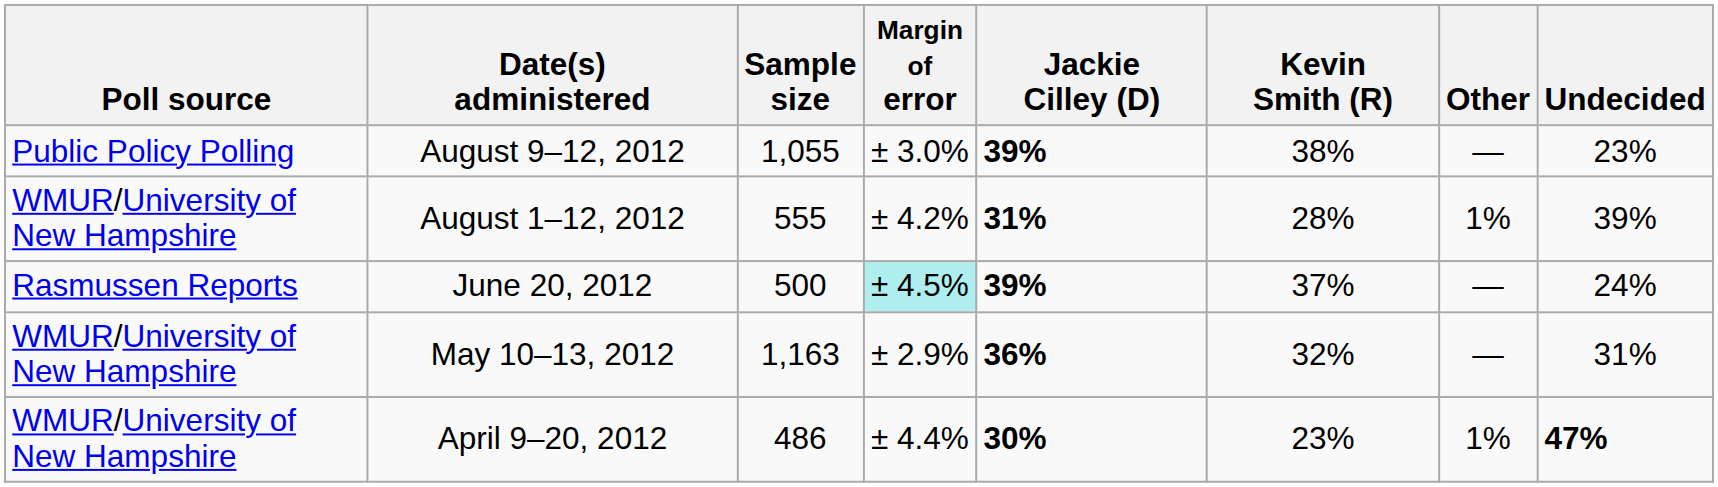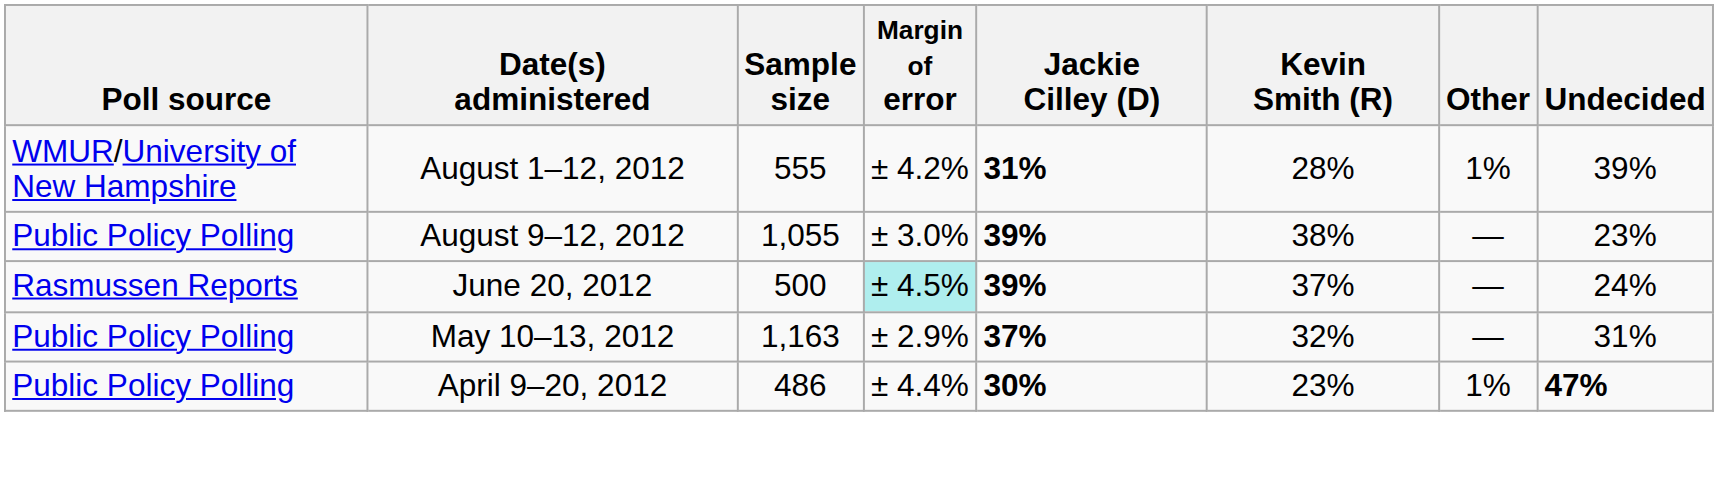rows swapped: (552, 150) <-> (552, 218)
(154, 353) WMUR/University of New Hampshire -> (153, 335) Public Policy Polling
(1015, 353) 36% -> (1015, 335) 37%
(154, 439) WMUR/University of New Hampshire -> (153, 385) Public Policy Polling
